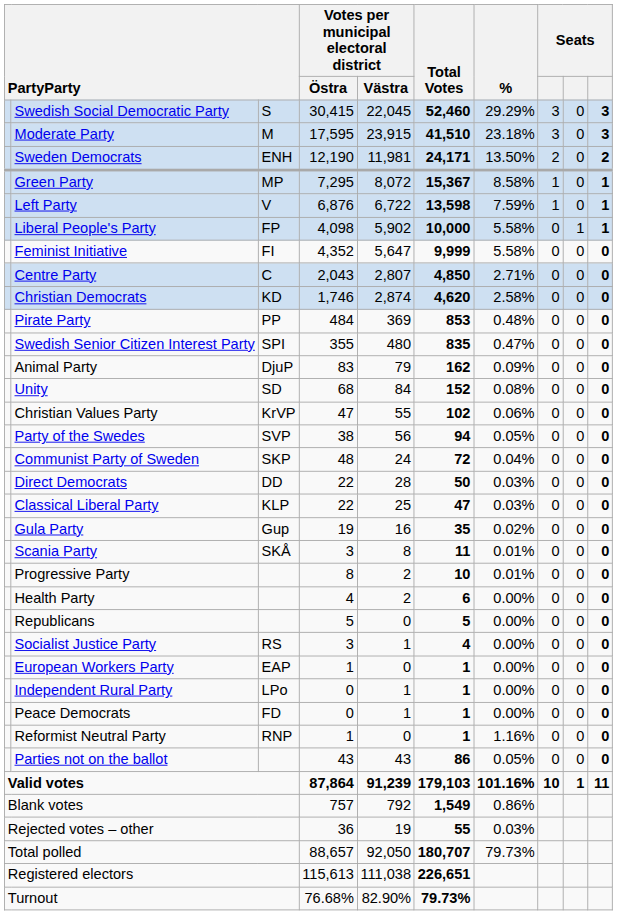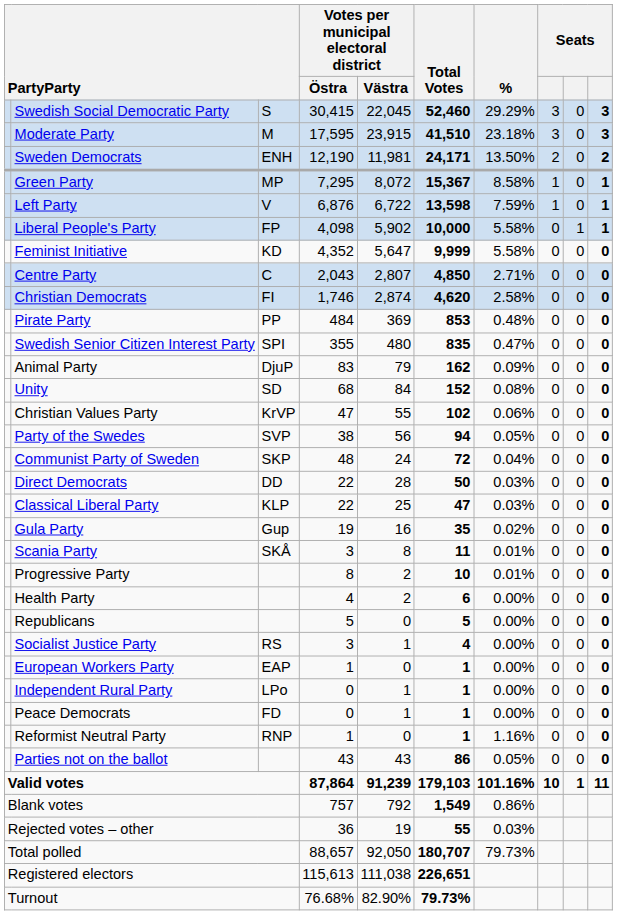(268, 251) FI -> (272, 251) KD
(272, 297) KD -> (268, 297) FI
